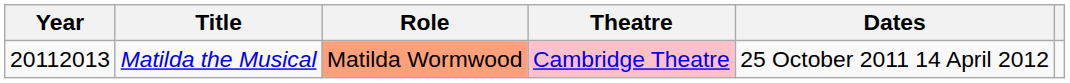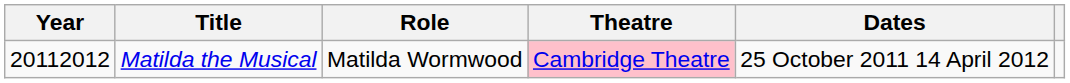(60, 58) 20112013 -> (60, 58) 20112012
(425, 58) lightsalmon background -> (425, 58) no background
